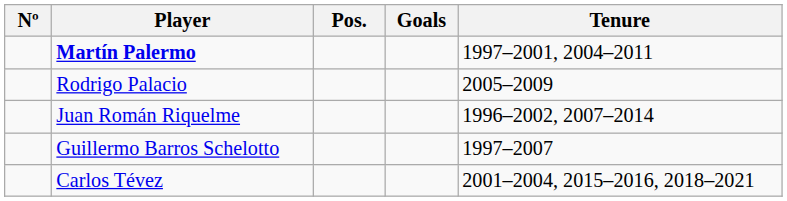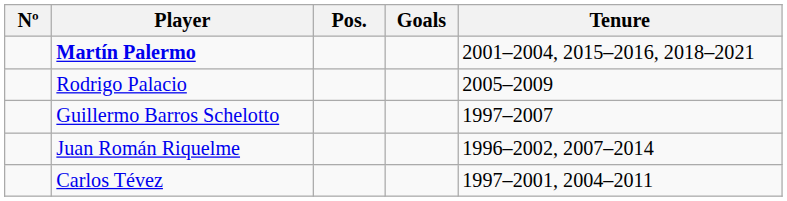(558, 52) 1997–2001, 2004–2011 -> (608, 52) 2001–2004, 2015–2016, 2018–2021
rows swapped: (148, 116) <-> (168, 148)
(608, 180) 2001–2004, 2015–2016, 2018–2021 -> (558, 180) 1997–2001, 2004–2011
